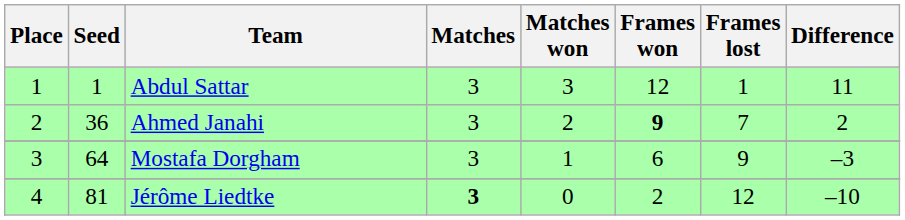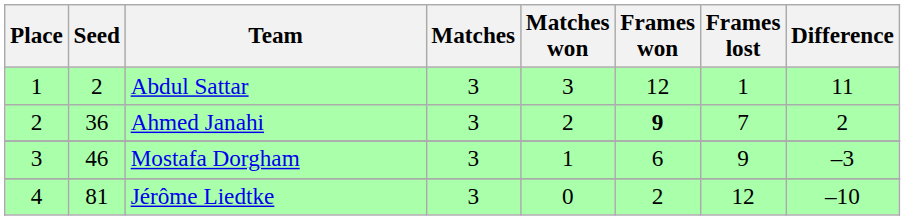(97, 85) 1 -> (97, 85) 2
(97, 159) 64 -> (97, 159) 46
(473, 196) bold -> (473, 196) normal
